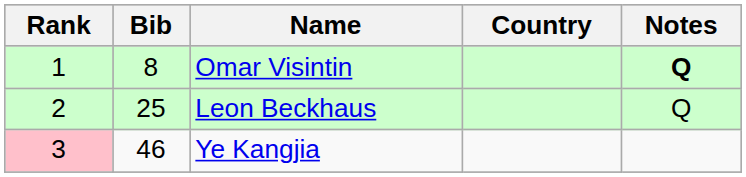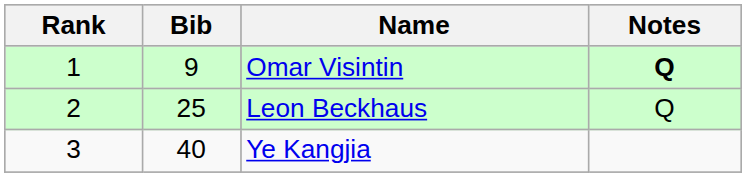- column: (541, 25)
(151, 66) 8 -> (191, 66) 9
(59, 150) pink background -> (74, 150) no background
(151, 150) 46 -> (191, 150) 40
